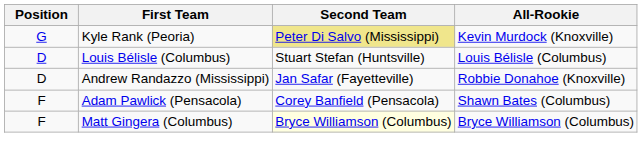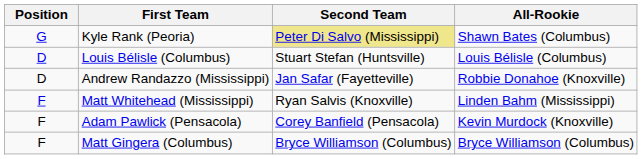(535, 36) Kevin Murdock (Knoxville) -> (534, 36) Shawn Bates (Columbus)
+ row: (168, 100)
(534, 100) Shawn Bates (Columbus) -> (535, 121) Kevin Murdock (Knoxville)
(363, 121) lightyellow background -> (363, 143) no background
